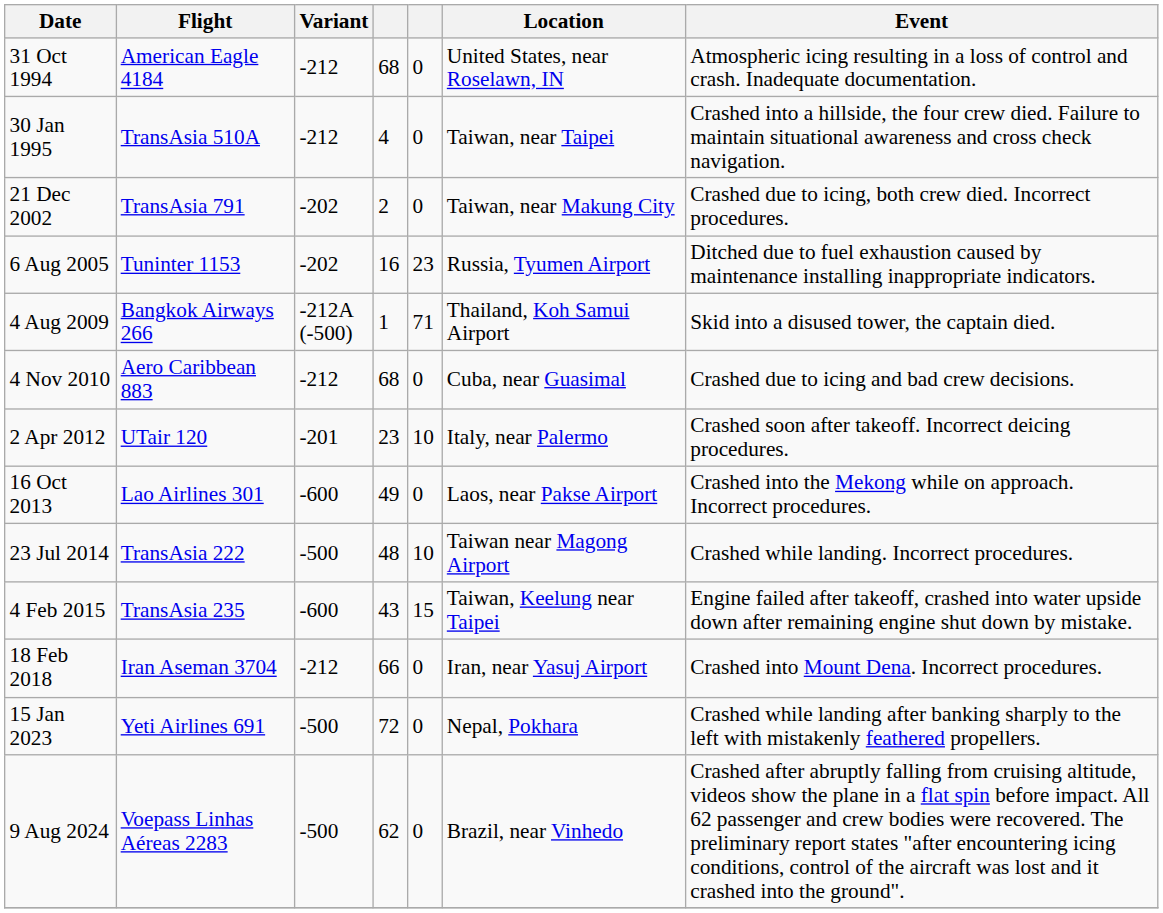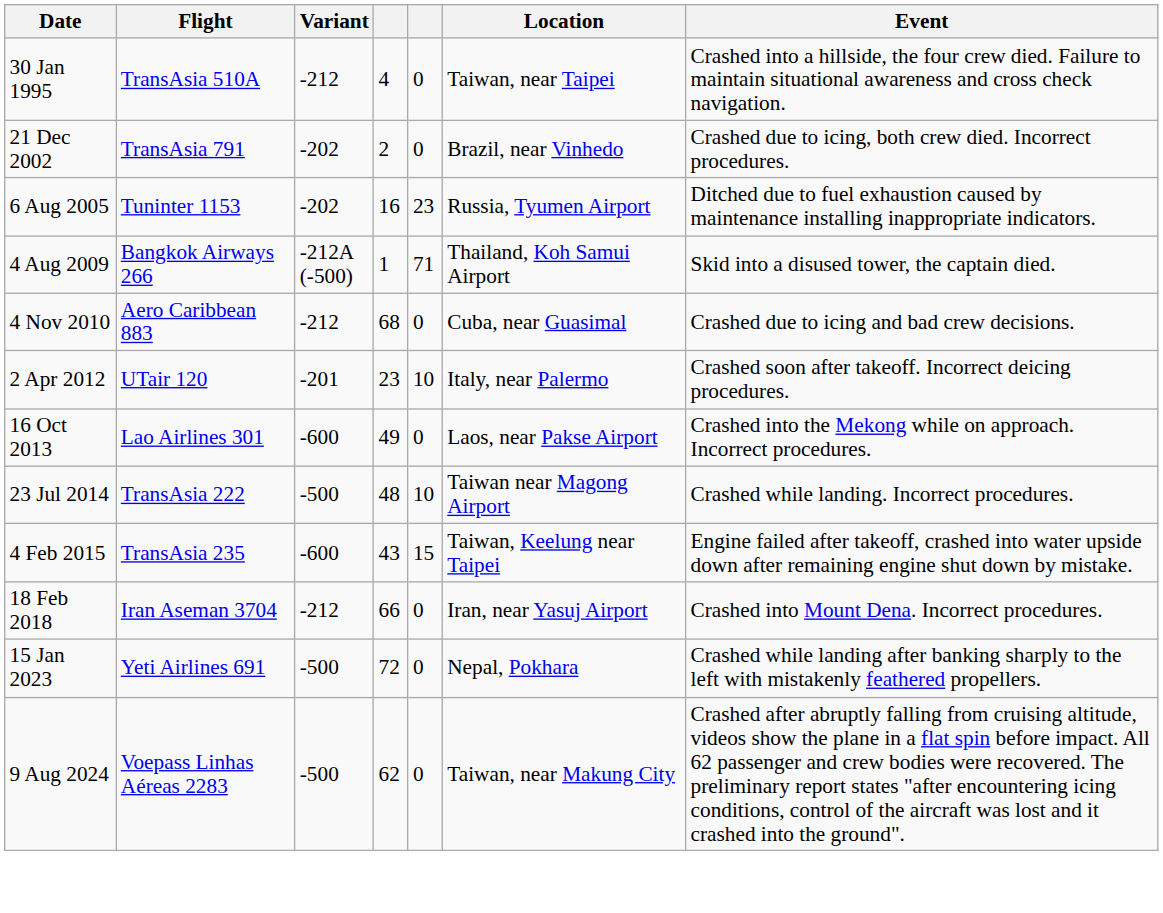- row: (38, 67)
(561, 206) Taiwan, near Makung City -> (535, 148) Brazil, near Vinhedo
(535, 831) Brazil, near Vinhedo -> (561, 773) Taiwan, near Makung City
